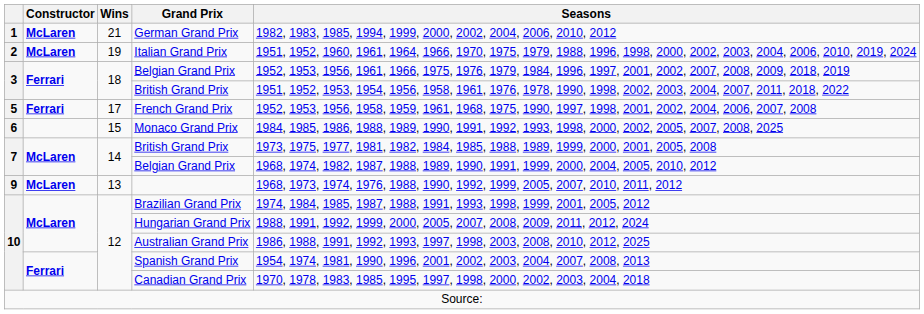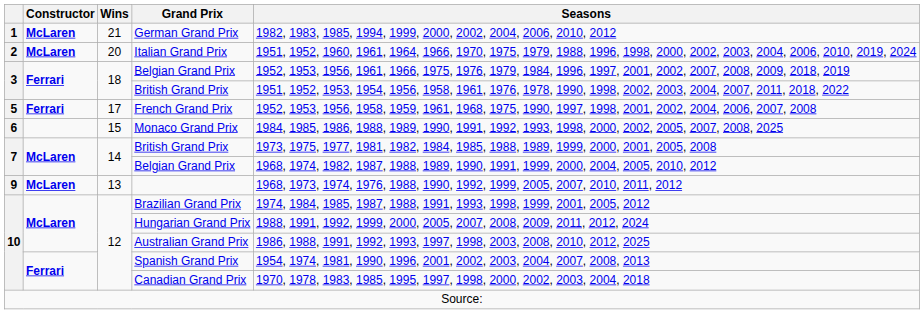(115, 52) 19 -> (115, 52) 20
